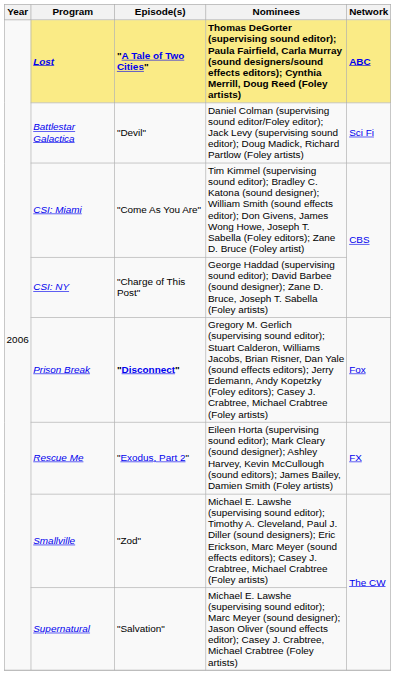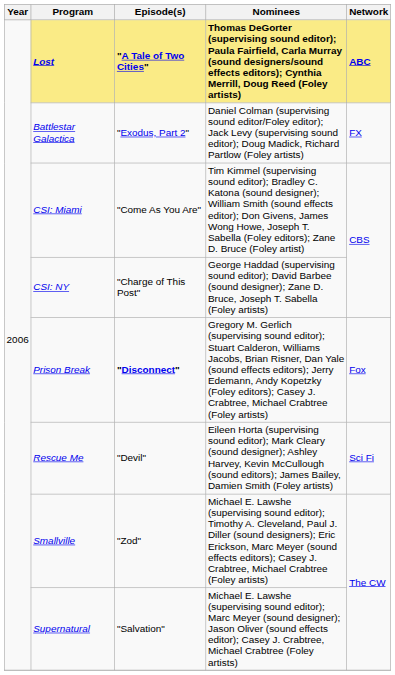(131, 133) "Devil" -> (153, 133) "Exodus, Part 2"
(362, 133) Sci Fi -> (355, 133) FX
(153, 458) "Exodus, Part 2" -> (131, 458) "Devil"
(355, 458) FX -> (362, 458) Sci Fi
